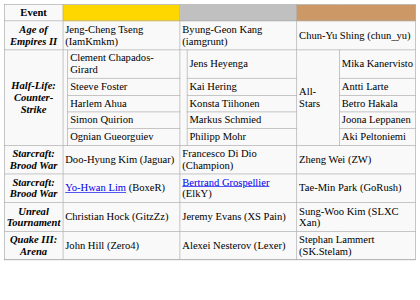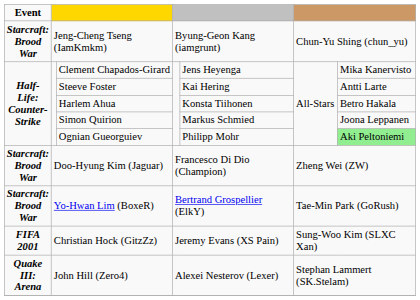(34, 35) Age of Empires II -> (28, 41) Starcraft: Brood War
(374, 137) no background -> (372, 137) lightgreen background
(34, 217) Unreal Tournament -> (28, 240) FIFA 2001
